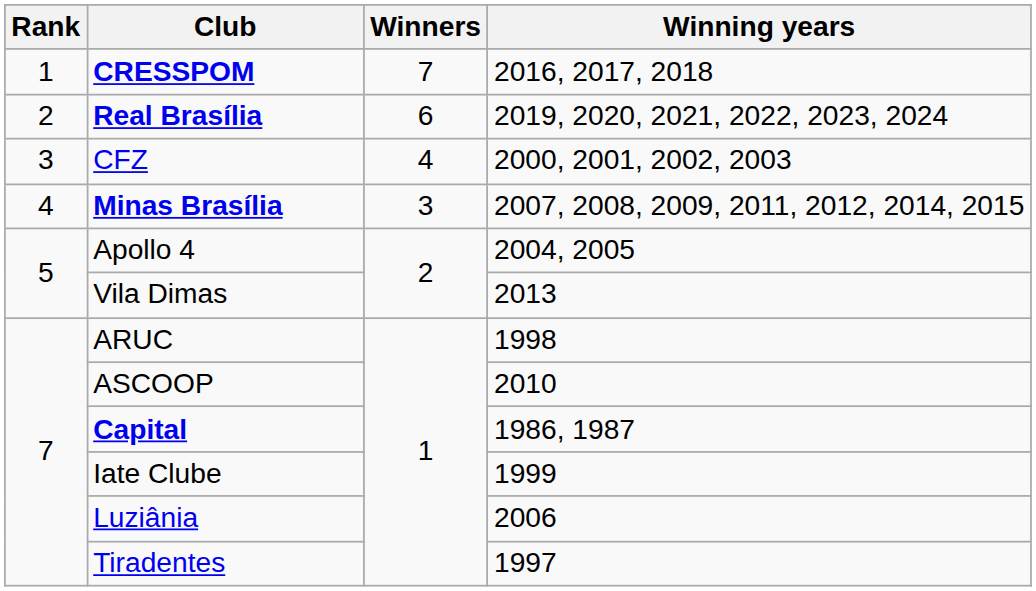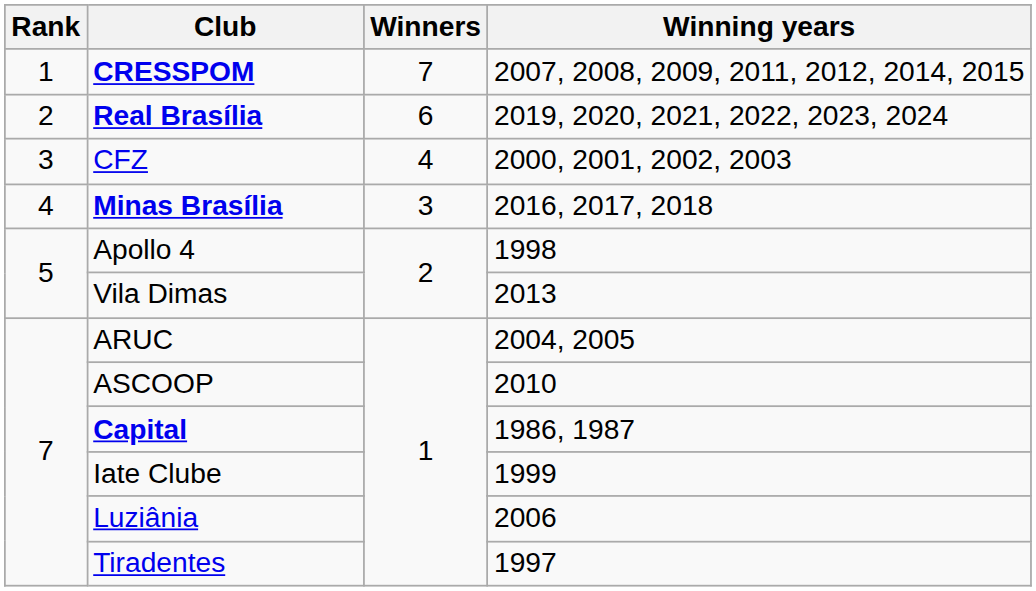(604, 71) 2016, 2017, 2018 -> (759, 71) 2007, 2008, 2009, 2011, 2012, 2014, 2015
(759, 205) 2007, 2008, 2009, 2011, 2012, 2014, 2015 -> (604, 205) 2016, 2017, 2018
(564, 250) 2004, 2005 -> (525, 250) 1998
(525, 339) 1998 -> (564, 339) 2004, 2005
